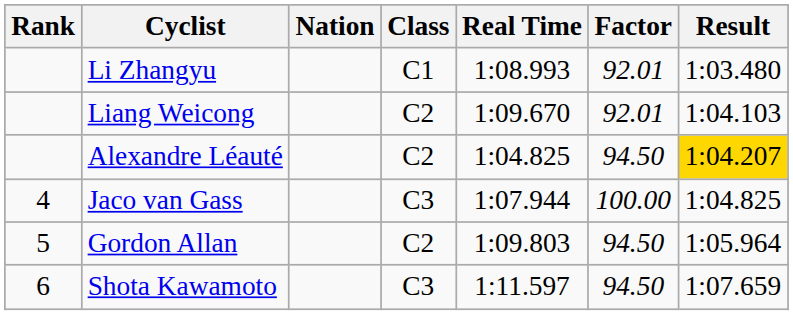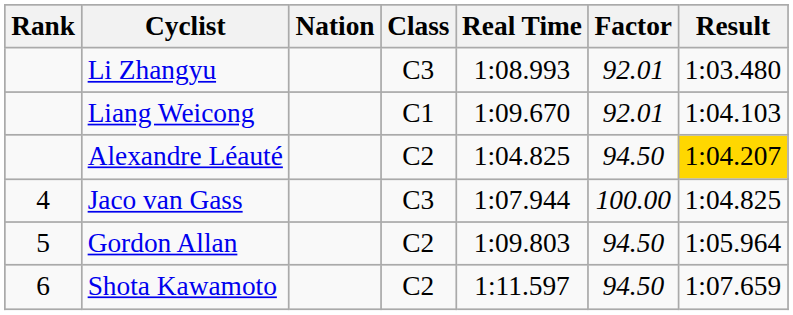(418, 69) C1 -> (418, 69) C3
(418, 112) C2 -> (418, 112) C1
(418, 286) C3 -> (418, 286) C2
